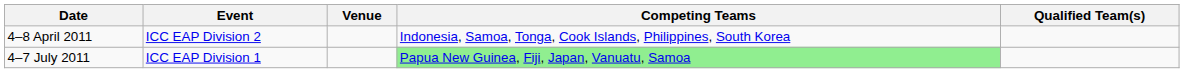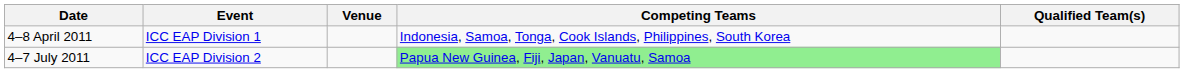(203, 37) ICC EAP Division 2 -> (203, 37) ICC EAP Division 1
(203, 58) ICC EAP Division 1 -> (203, 58) ICC EAP Division 2
